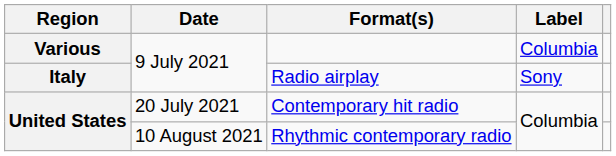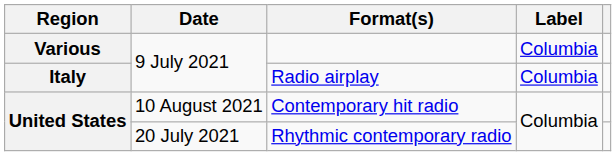(541, 77) Sony -> (559, 77) Columbia
(187, 106) 20 July 2021 -> (199, 106) 10 August 2021
(199, 135) 10 August 2021 -> (187, 135) 20 July 2021
